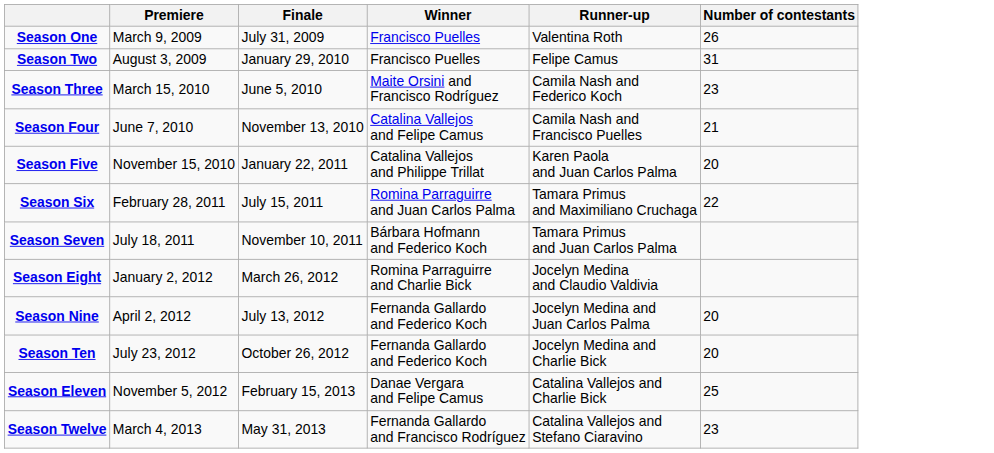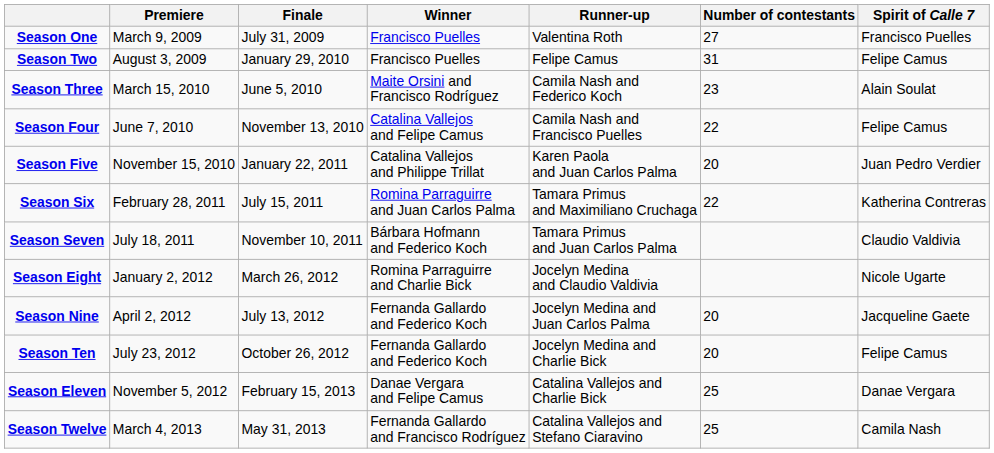+ column: (924, 15)
(711, 37) 26 -> (711, 37) 27
(711, 127) 21 -> (711, 127) 22
(711, 429) 23 -> (711, 429) 25
